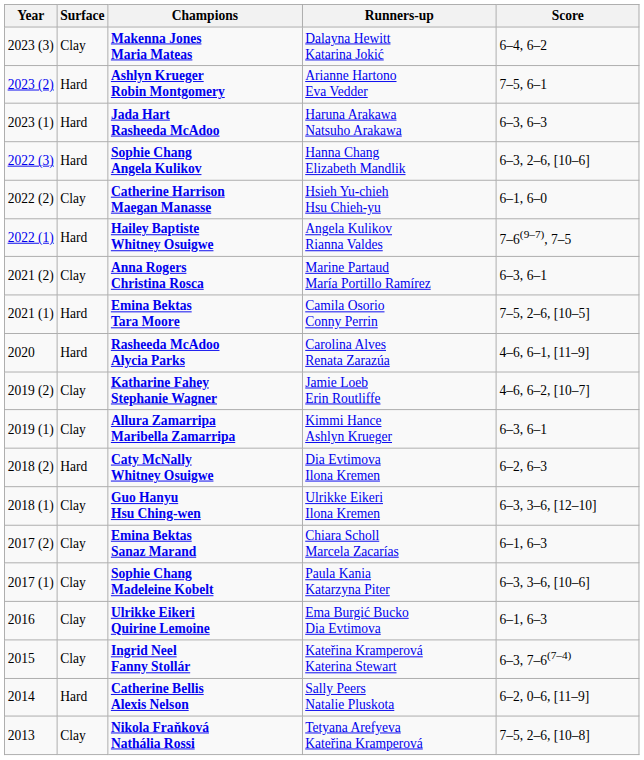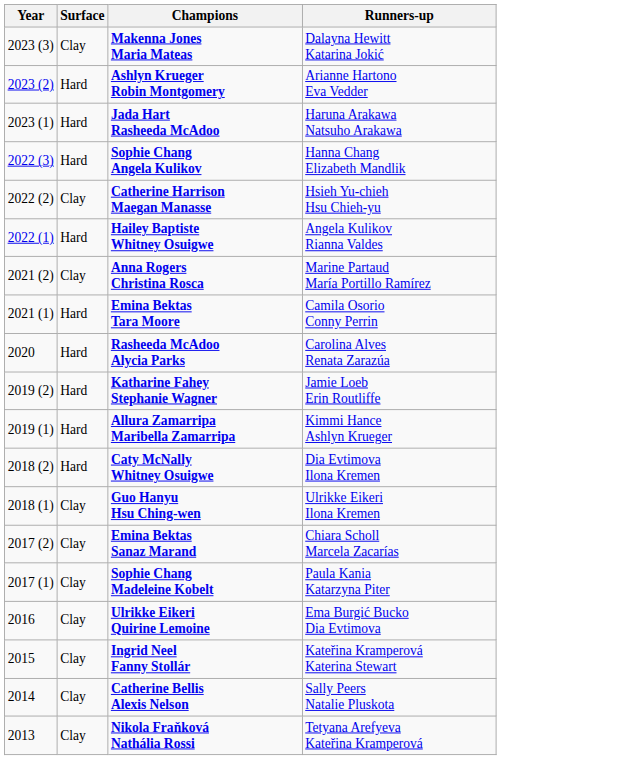- column: (568, 16)
(73, 391) Clay -> (74, 391) Hard
(73, 429) Clay -> (74, 429) Hard
(74, 697) Hard -> (73, 697) Clay
